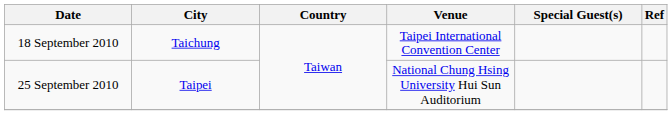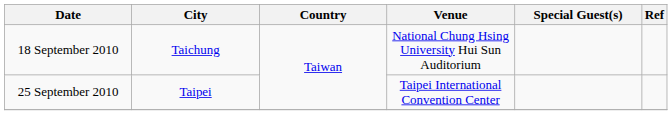(451, 42) Taipei International Convention Center -> (451, 49) National Chung Hsing University Hui Sun Auditorium
(451, 85) National Chung Hsing University Hui Sun Auditorium -> (451, 92) Taipei International Convention Center
